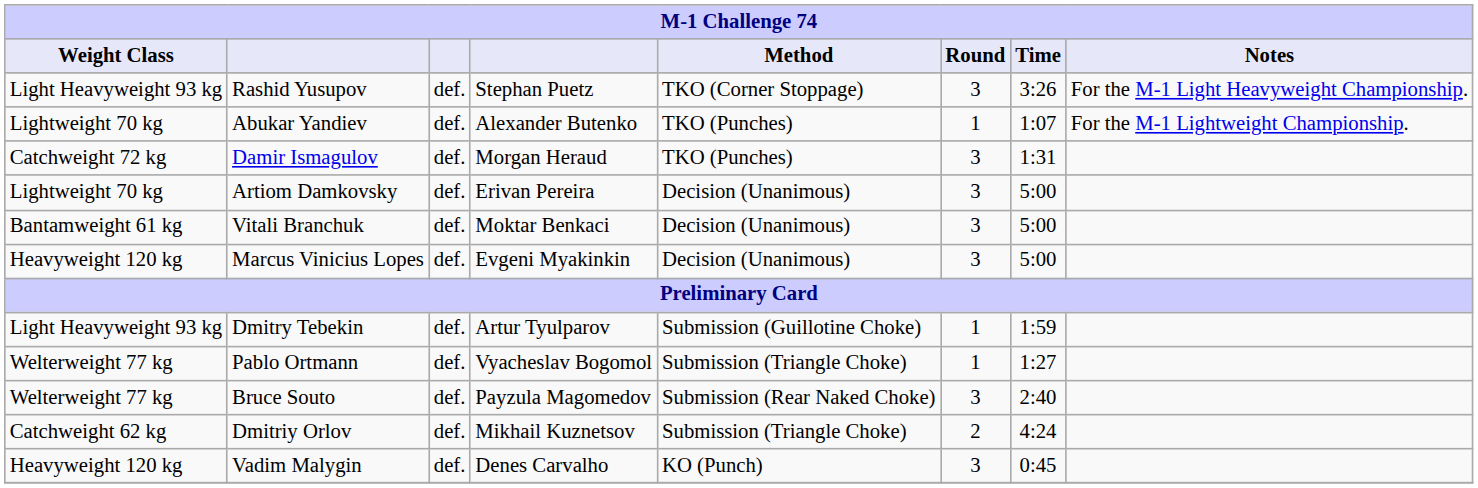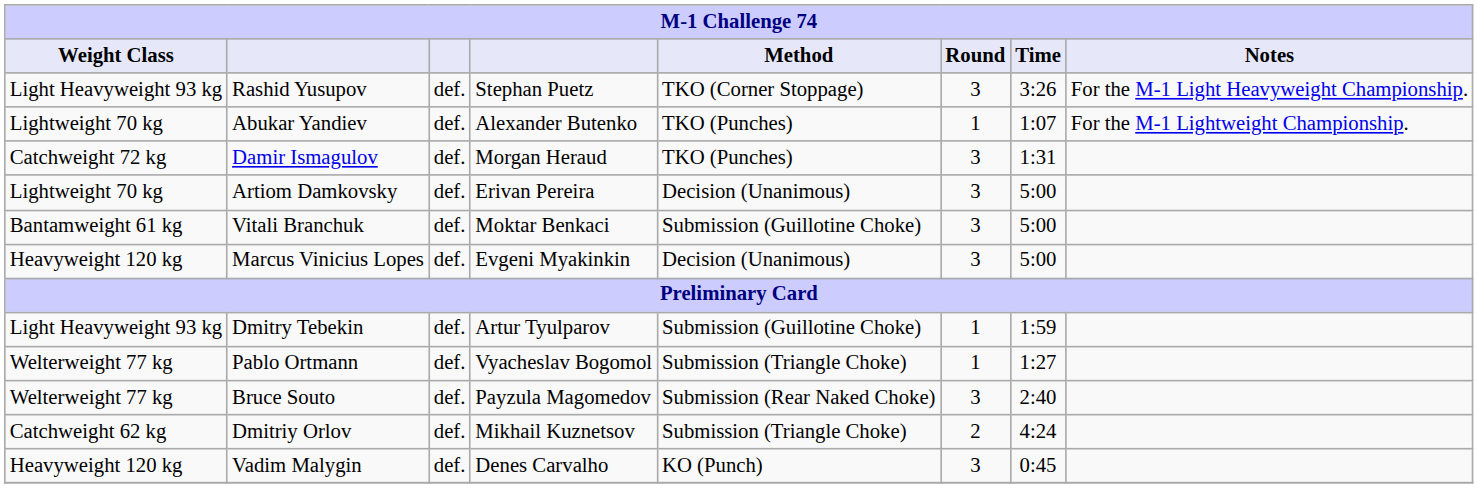(756, 226) Decision (Unanimous) -> (792, 226) Submission (Guillotine Choke)
